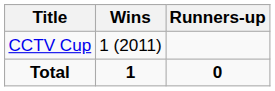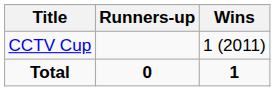columns swapped: (130, 18) <-> (218, 18)
